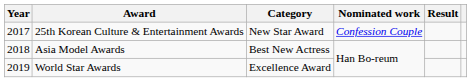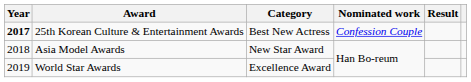(18, 31) normal -> (18, 31) bold
(286, 31) New Star Award -> (289, 31) Best New Actress
(289, 49) Best New Actress -> (286, 49) New Star Award
